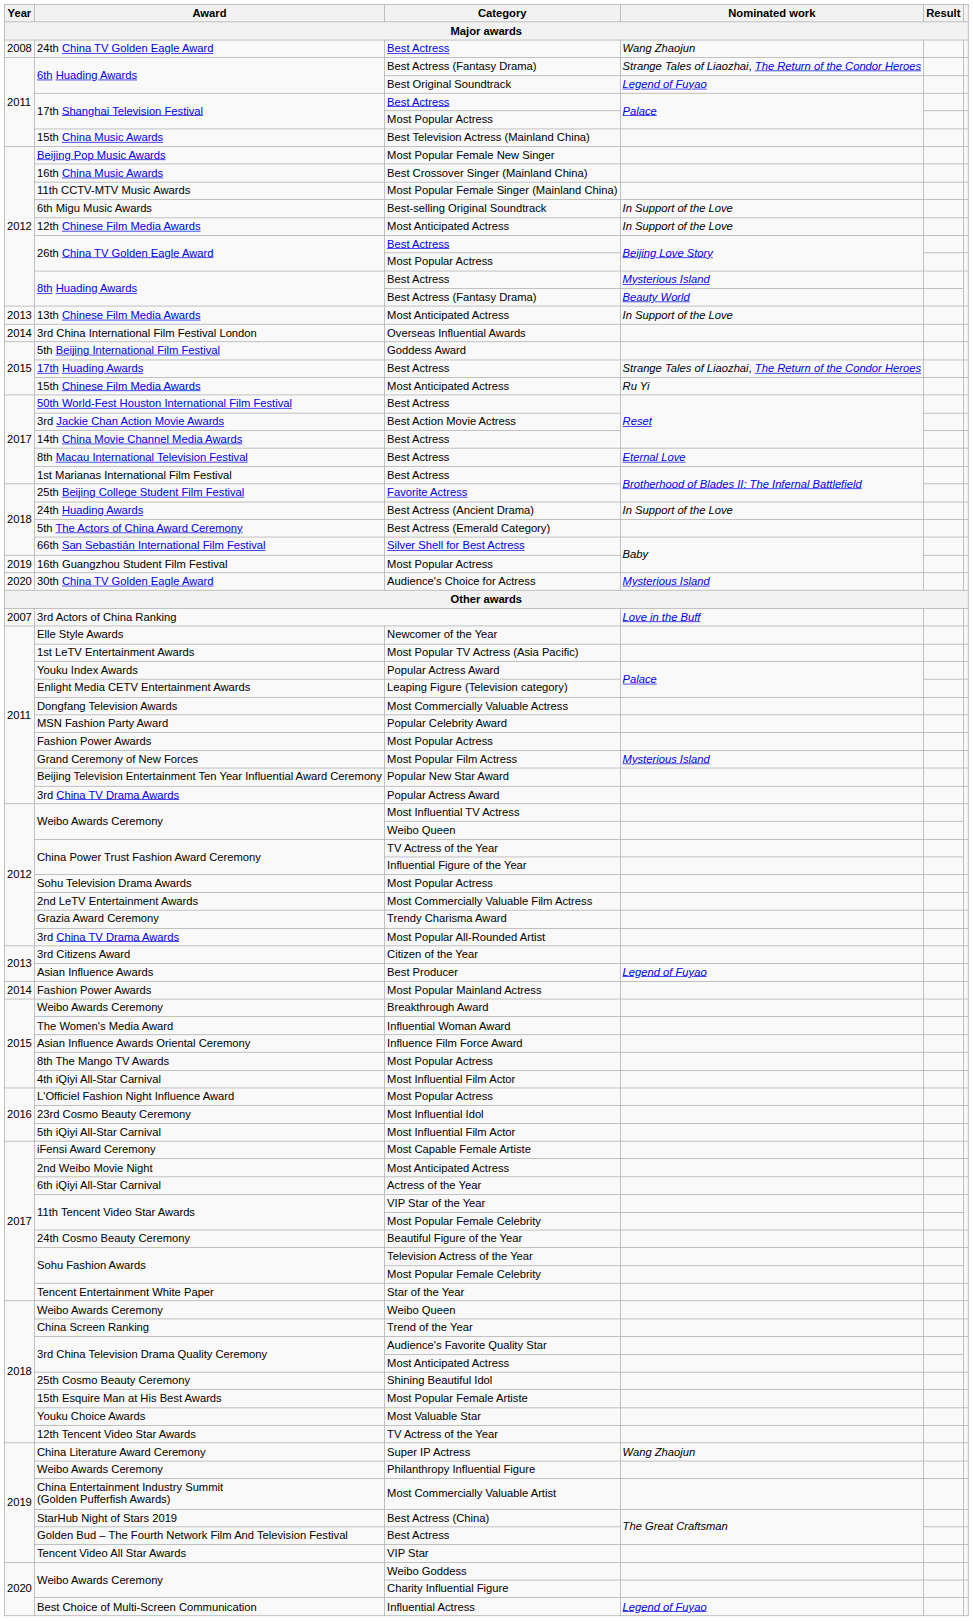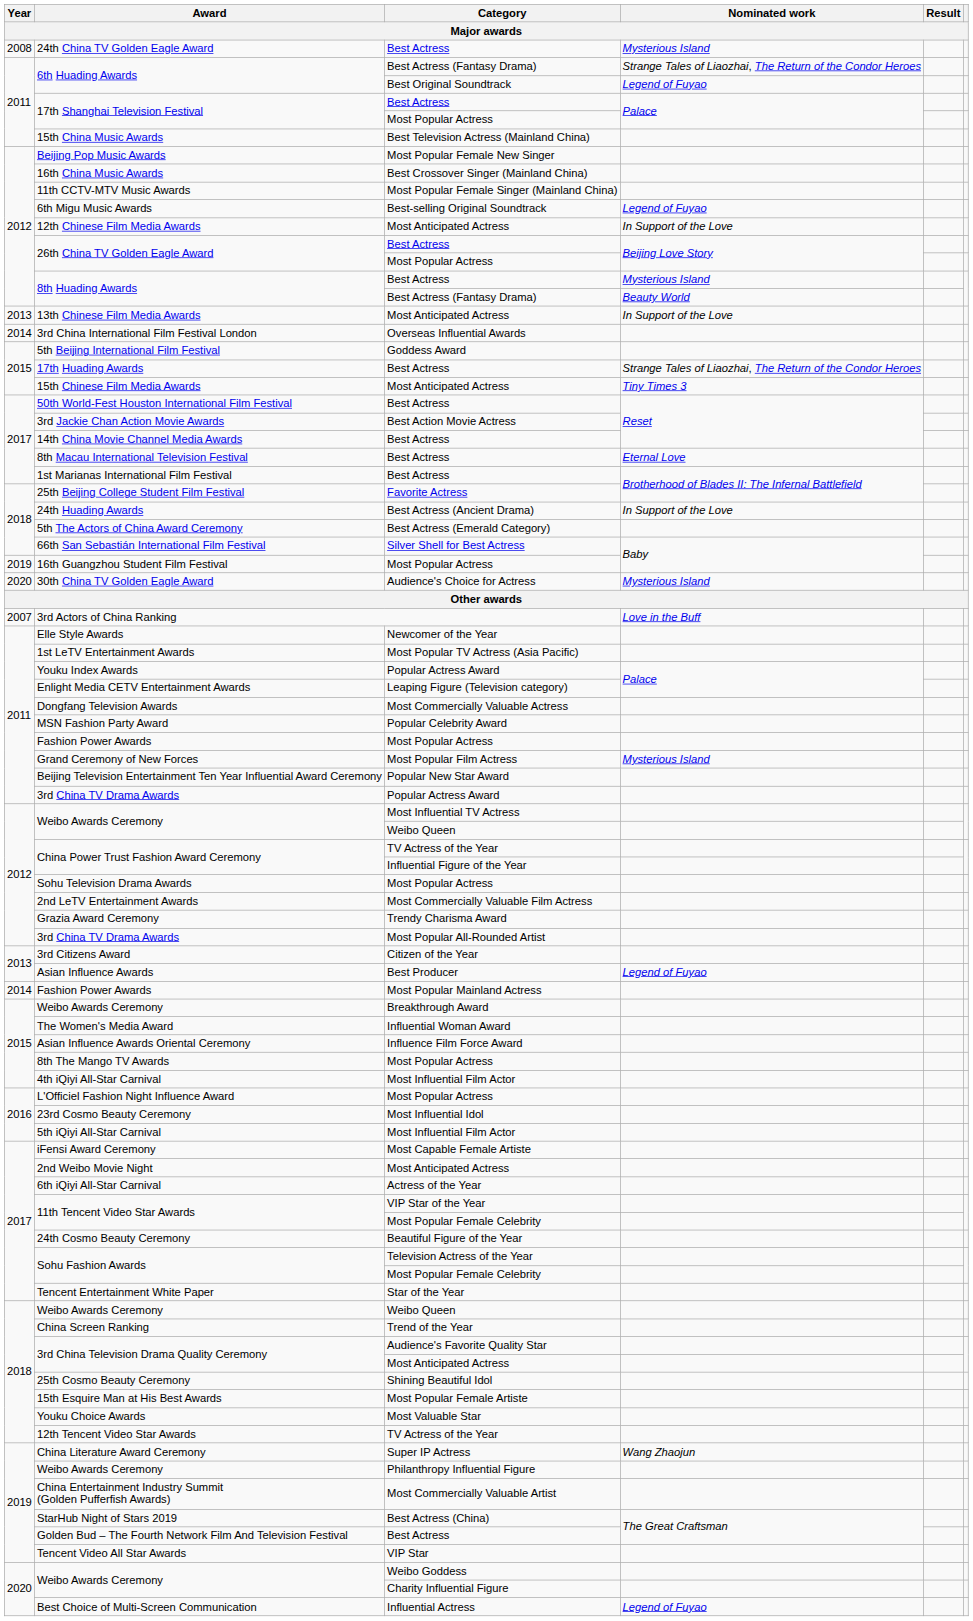(659, 48) Wang Zhaojun -> (666, 48) Mysterious Island
(678, 208) In Support of the Love -> (665, 208) Legend of Fuyao
(636, 386) Ru Yi -> (655, 386) Tiny Times 3
